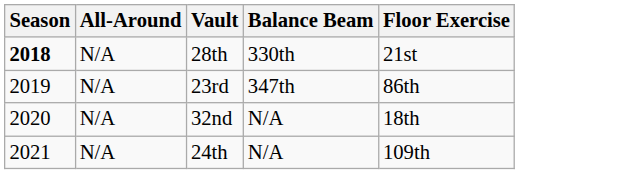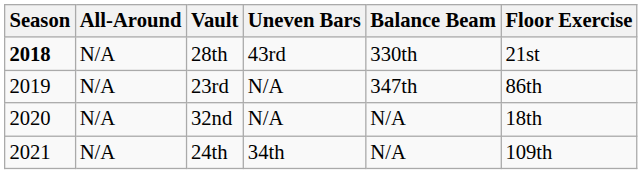+ column: (304, 20)
